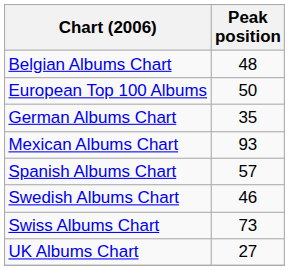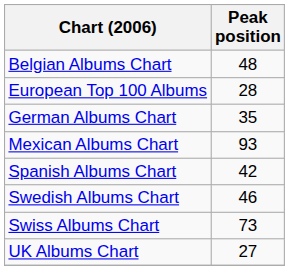(248, 90) 50 -> (248, 90) 28
(248, 171) 57 -> (248, 171) 42
